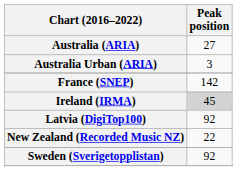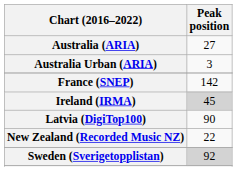(209, 119) 92 -> (209, 119) 90
(209, 156) no background -> (209, 156) lightgrey background
